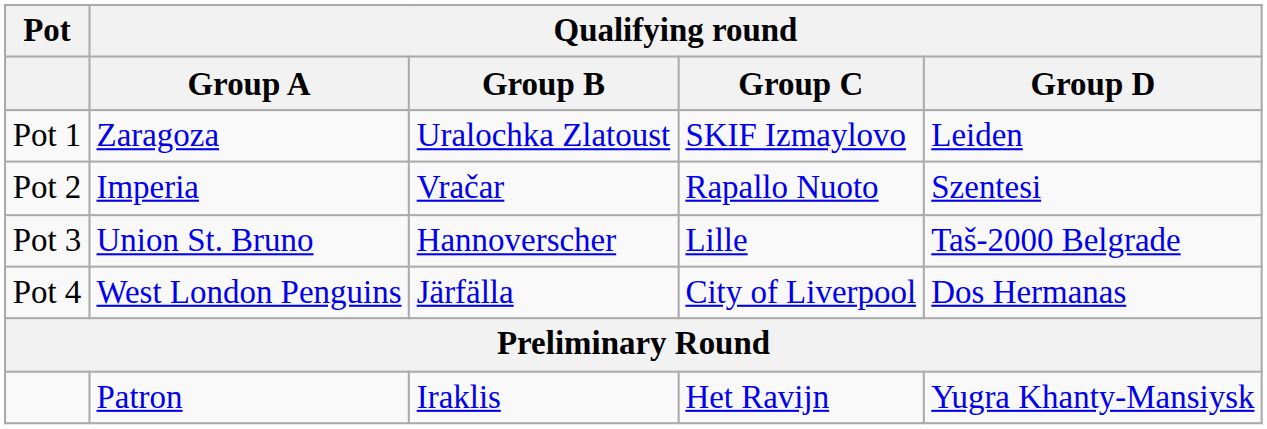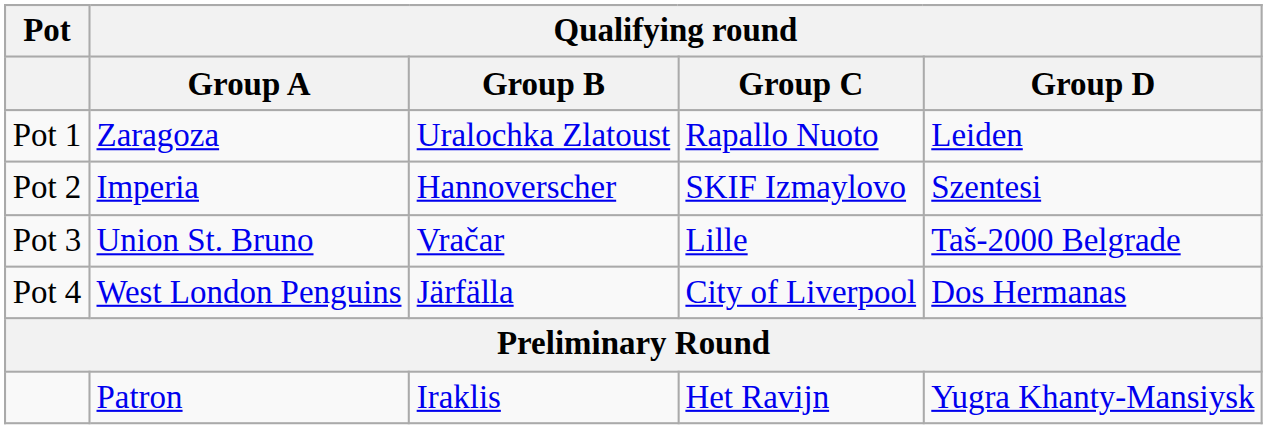(796, 135) SKIF Izmaylovo -> (782, 135) Rapallo Nuoto
(461, 187) Vračar -> (516, 187) Hannoverscher
(782, 187) Rapallo Nuoto -> (796, 187) SKIF Izmaylovo
(516, 239) Hannoverscher -> (461, 239) Vračar
